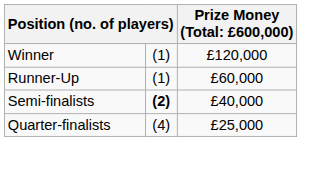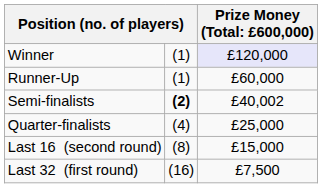(237, 55) no background -> (257, 55) lavender background
(237, 101) £40,000 -> (257, 101) £40,002
+ row: (85, 147)
+ row: (73, 170)
